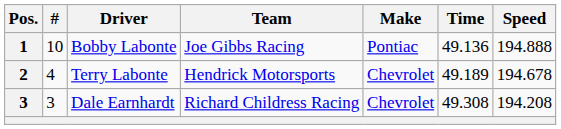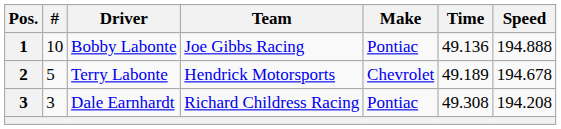(50, 74) 4 -> (50, 74) 5
(401, 102) Chevrolet -> (393, 102) Pontiac
